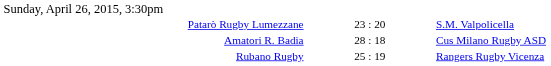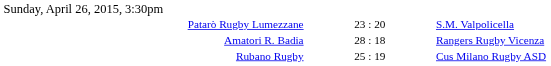(491, 40) Cus Milano Rugby ASD -> (490, 40) Rangers Rugby Vicenza
(490, 56) Rangers Rugby Vicenza -> (491, 56) Cus Milano Rugby ASD
